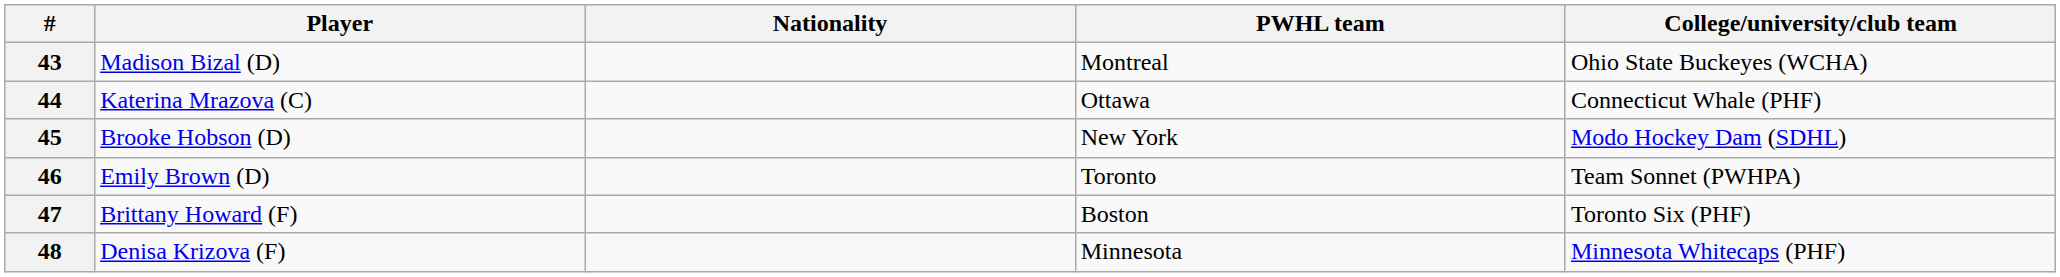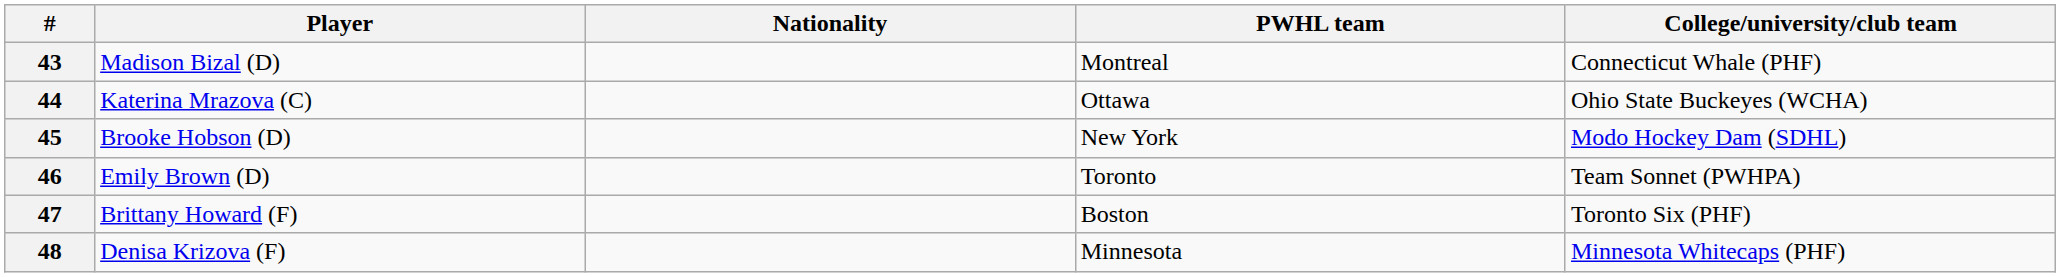(1719, 61) Ohio State Buckeyes (WCHA) -> (1696, 61) Connecticut Whale (PHF)
(1696, 99) Connecticut Whale (PHF) -> (1719, 99) Ohio State Buckeyes (WCHA)
